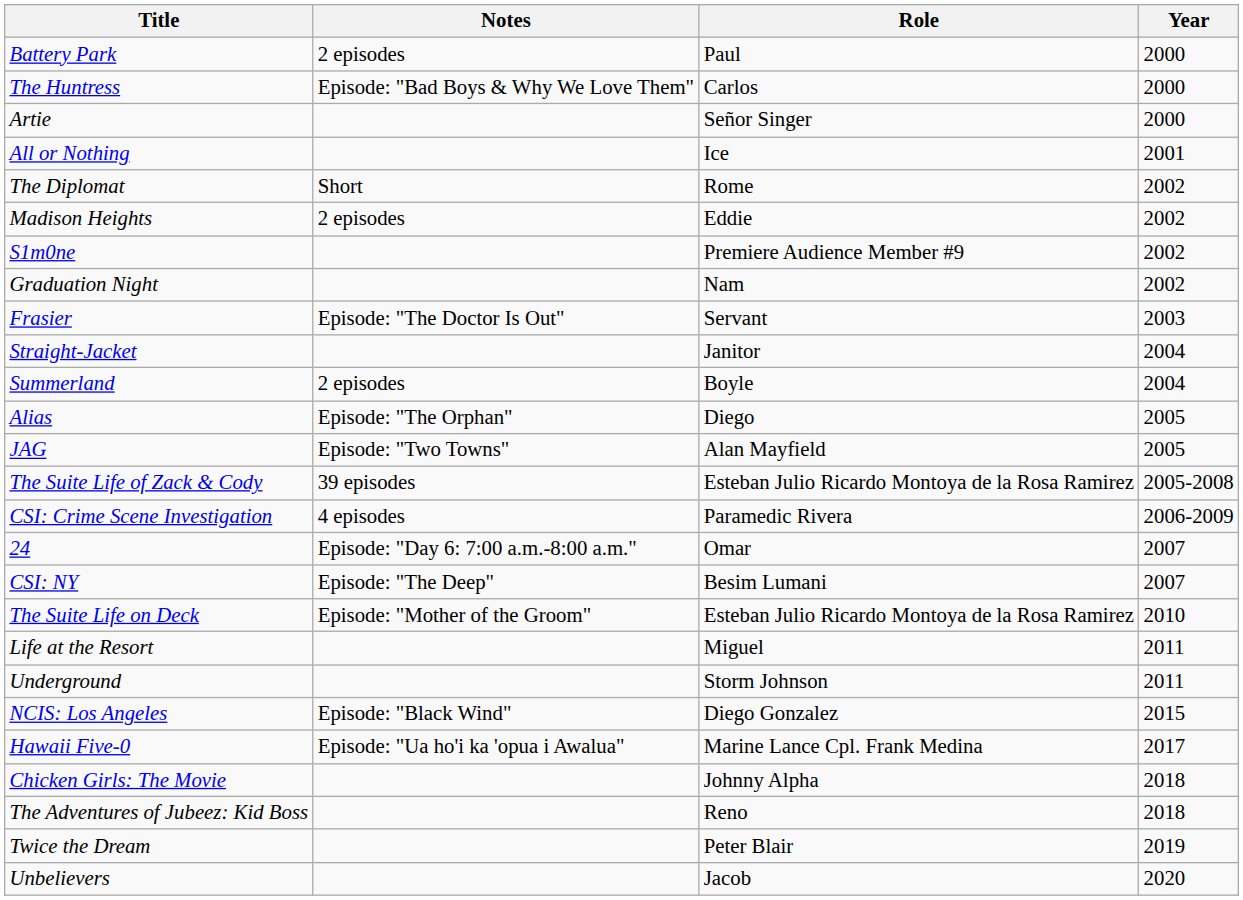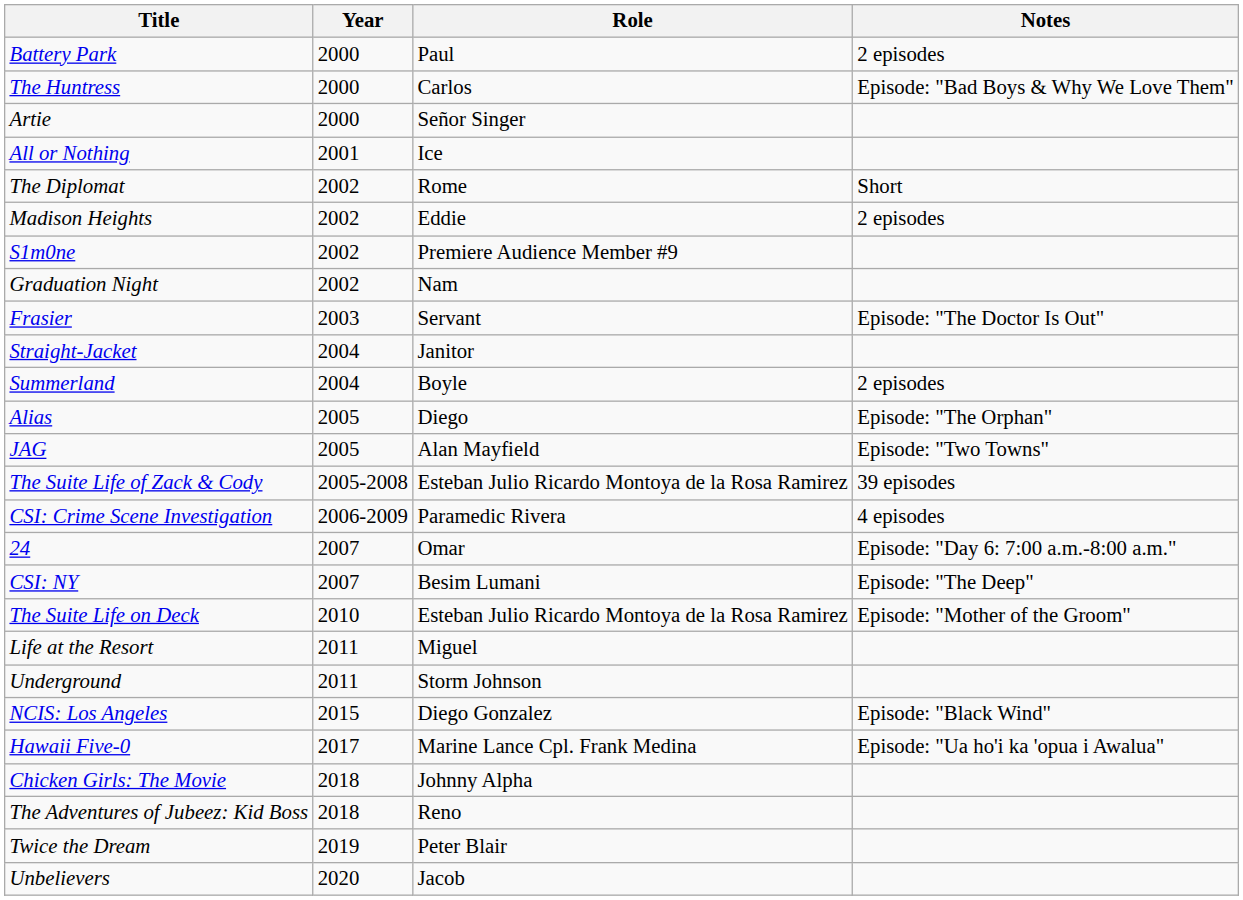columns swapped: (1189, 20) <-> (506, 20)
